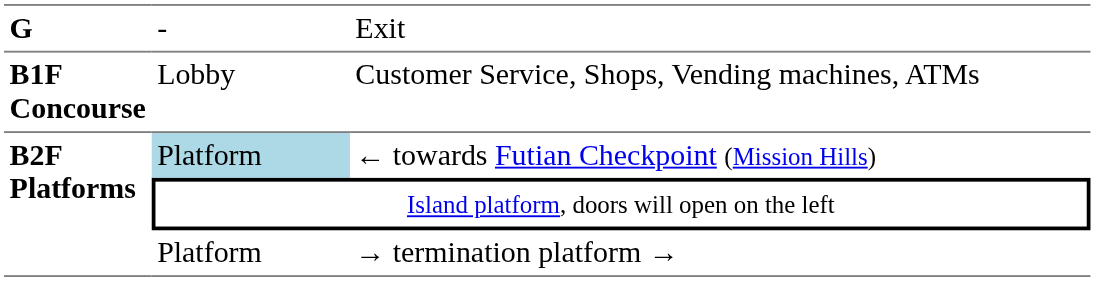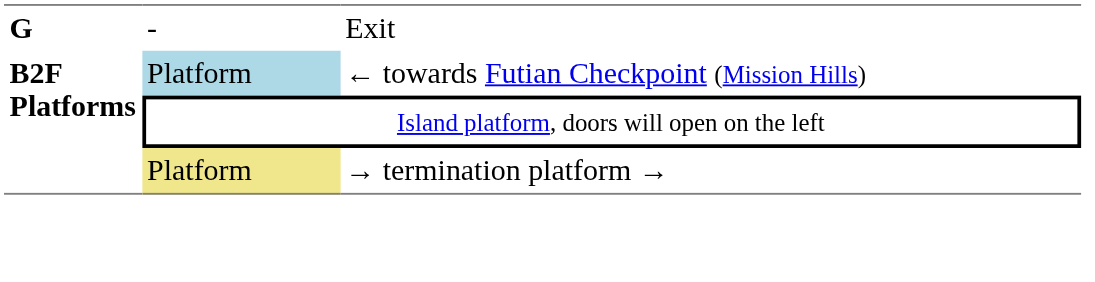- row: (668, 74)
(209, 252) no background -> (199, 169) khaki background
